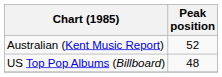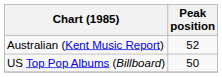(193, 63) 48 -> (193, 63) 50
